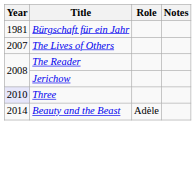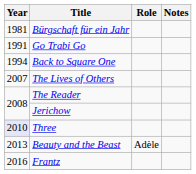+ row: (59, 45)
+ row: (74, 62)
(17, 111) 2014 -> (17, 144) 2013
+ row: (46, 161)
